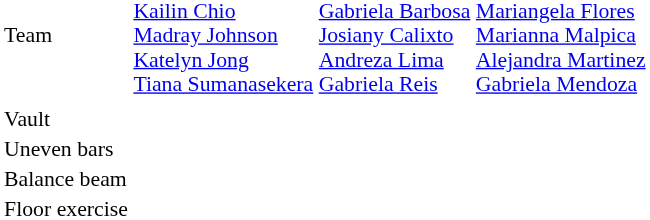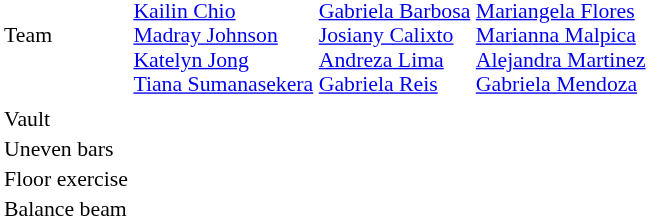rows swapped: (65, 179) <-> (66, 209)
